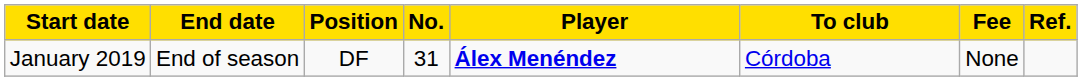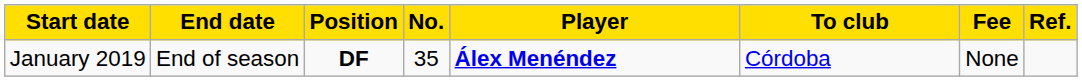(354, 57) normal -> (354, 57) bold
(426, 57) 31 -> (426, 57) 35
